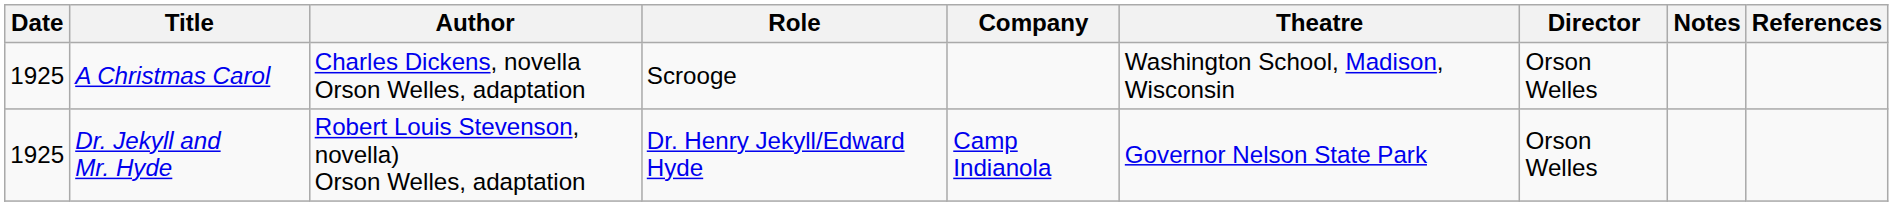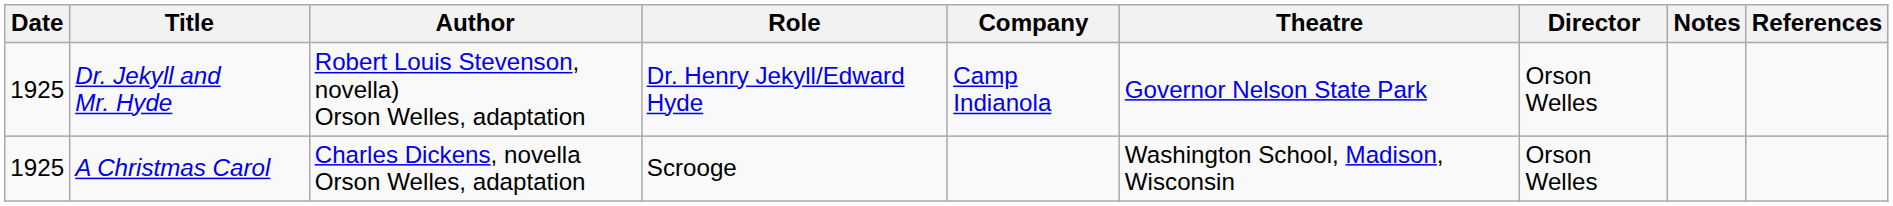rows swapped: (148, 154) <-> (173, 75)
